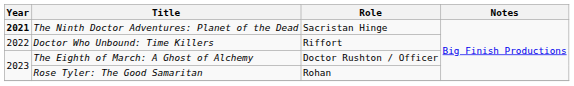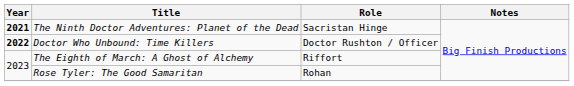(18, 42) normal -> (18, 42) bold
(323, 42) Riffort -> (371, 42) Doctor Rushton / Officer
(371, 58) Doctor Rushton / Officer -> (323, 58) Riffort
